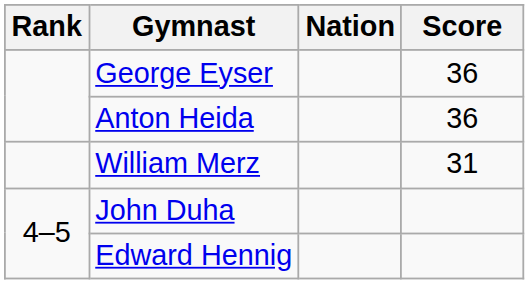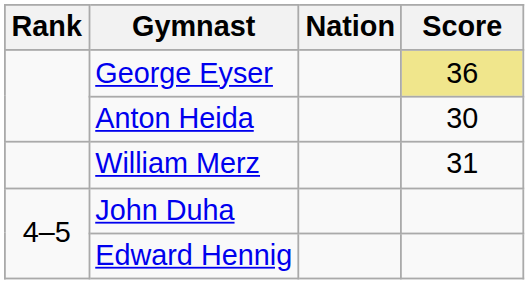(462, 73) no background -> (462, 73) khaki background
(462, 118) 36 -> (462, 118) 30
